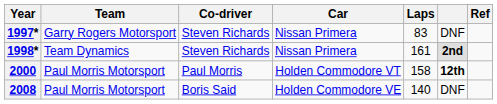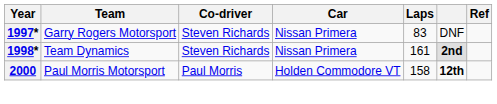- row: (23, 90)
